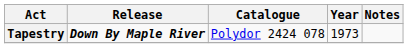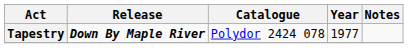(345, 33) 1973 -> (345, 33) 1977
